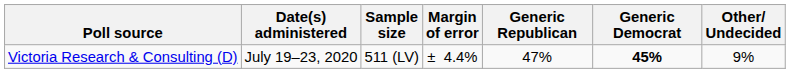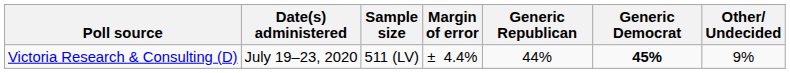(537, 57) 47% -> (537, 57) 44%
